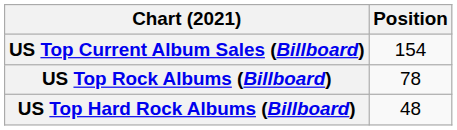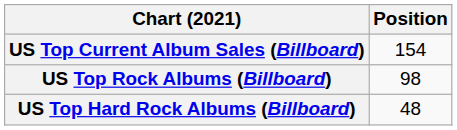(411, 79) 78 -> (411, 79) 98
